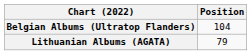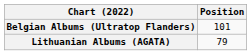(222, 27) 104 -> (222, 27) 101
